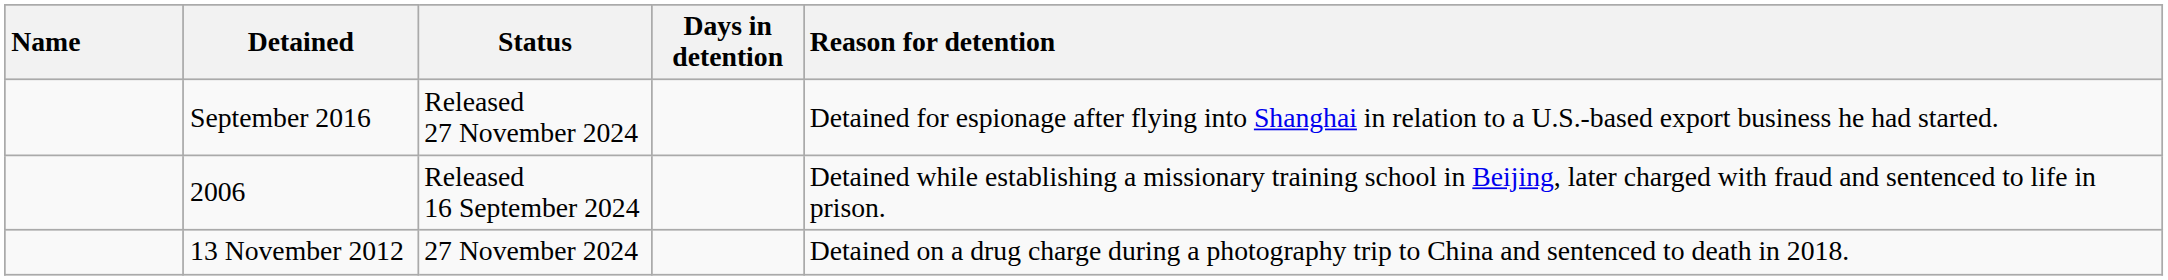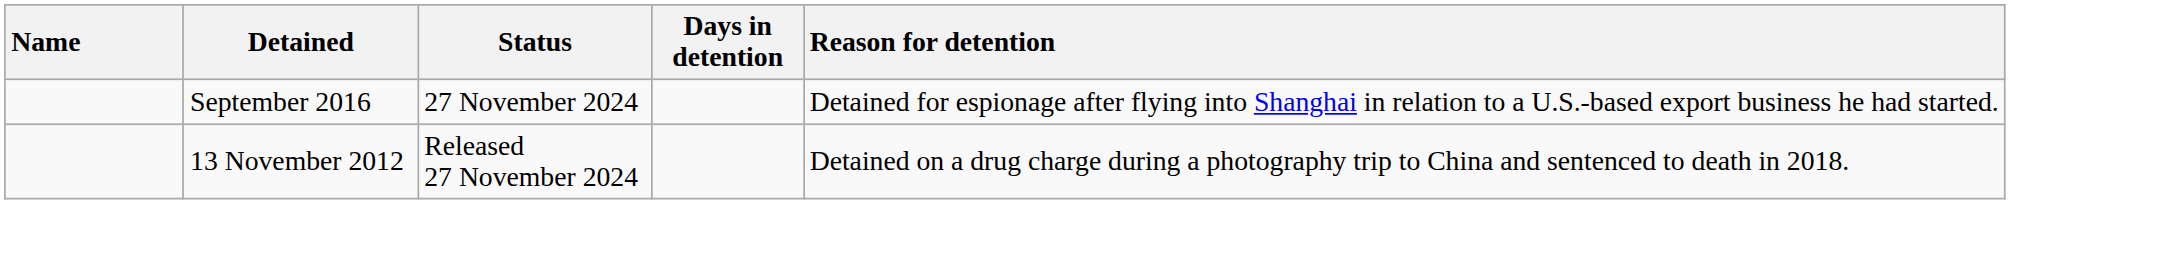(531, 117) Released 27 November 2024 -> (531, 101) 27 November 2024
- row: (218, 192)
(531, 251) 27 November 2024 -> (531, 160) Released 27 November 2024
